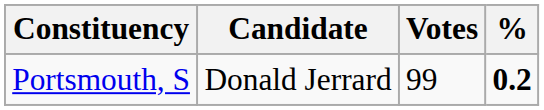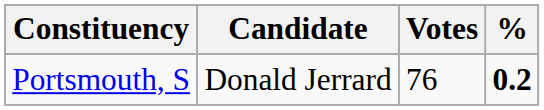(422, 79) 99 -> (422, 79) 76
